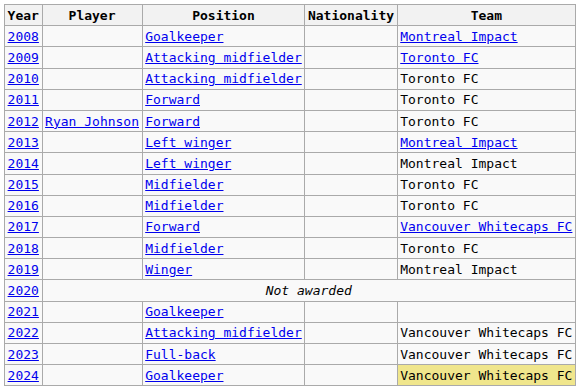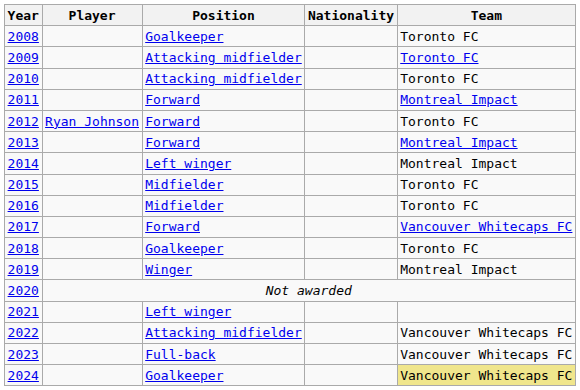(459, 36) Montreal Impact -> (439, 36) Toronto FC
(439, 100) Toronto FC -> (459, 100) Montreal Impact
(188, 142) Left winger -> (173, 142) Forward
(184, 248) Midfielder -> (184, 248) Goalkeeper
(184, 312) Goalkeeper -> (188, 312) Left winger
